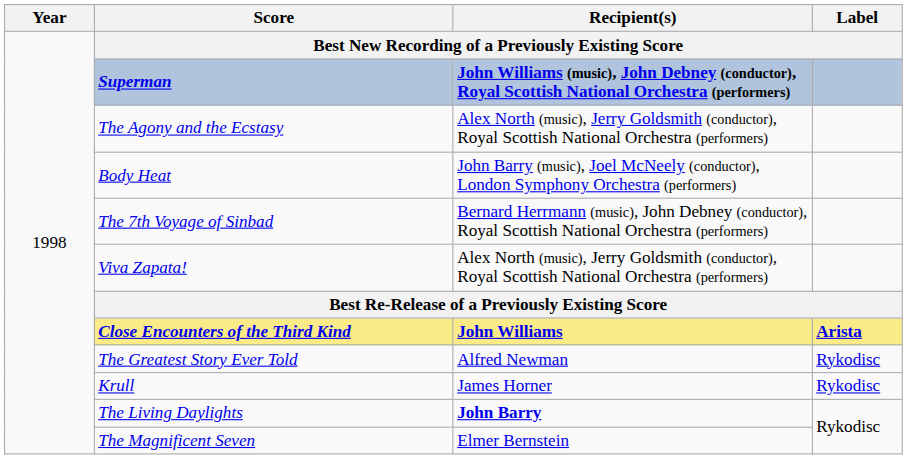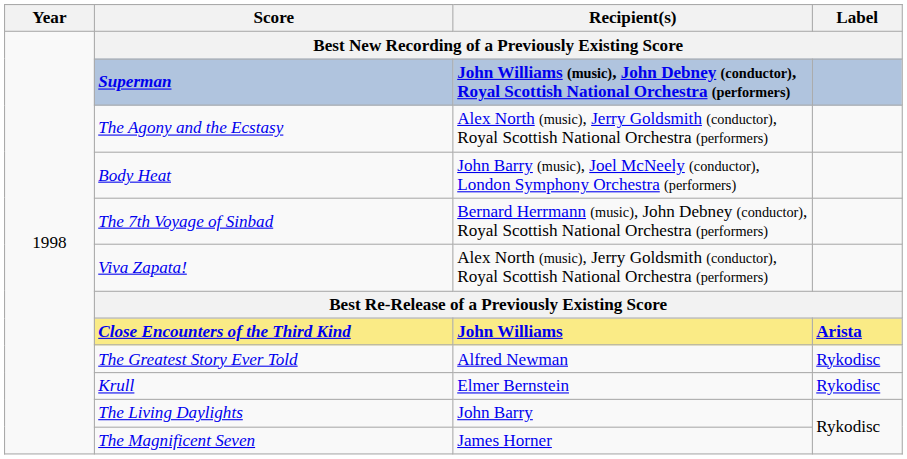(505, 385) James Horner -> (513, 385) Elmer Bernstein
(499, 413) bold -> (495, 413) normal
(513, 440) Elmer Bernstein -> (505, 440) James Horner
